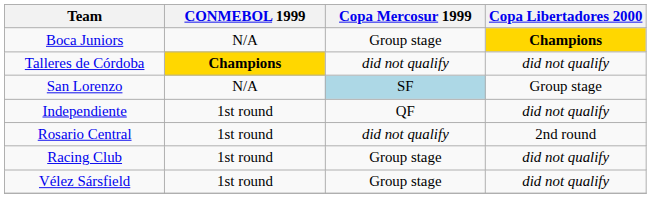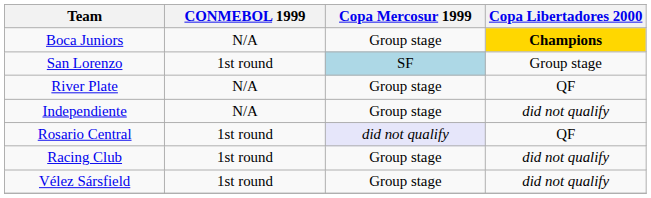- row: (85, 63)
(245, 87) N/A -> (245, 63) 1st round
+ row: (85, 87)
(245, 110) 1st round -> (245, 110) N/A
(405, 110) QF -> (405, 110) Group stage
(405, 134) no background -> (405, 134) lavender background
(566, 134) 2nd round -> (566, 134) QF
